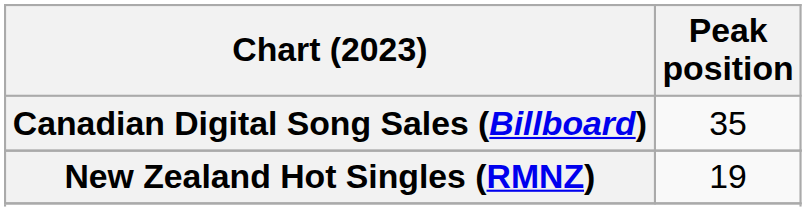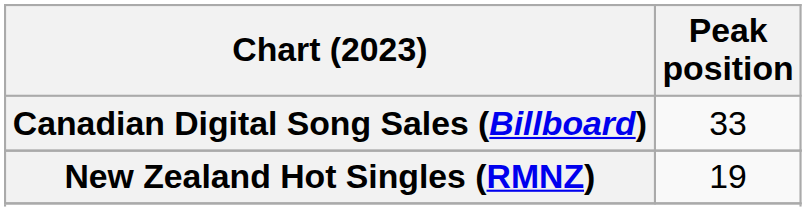(728, 122) 35 -> (728, 122) 33
